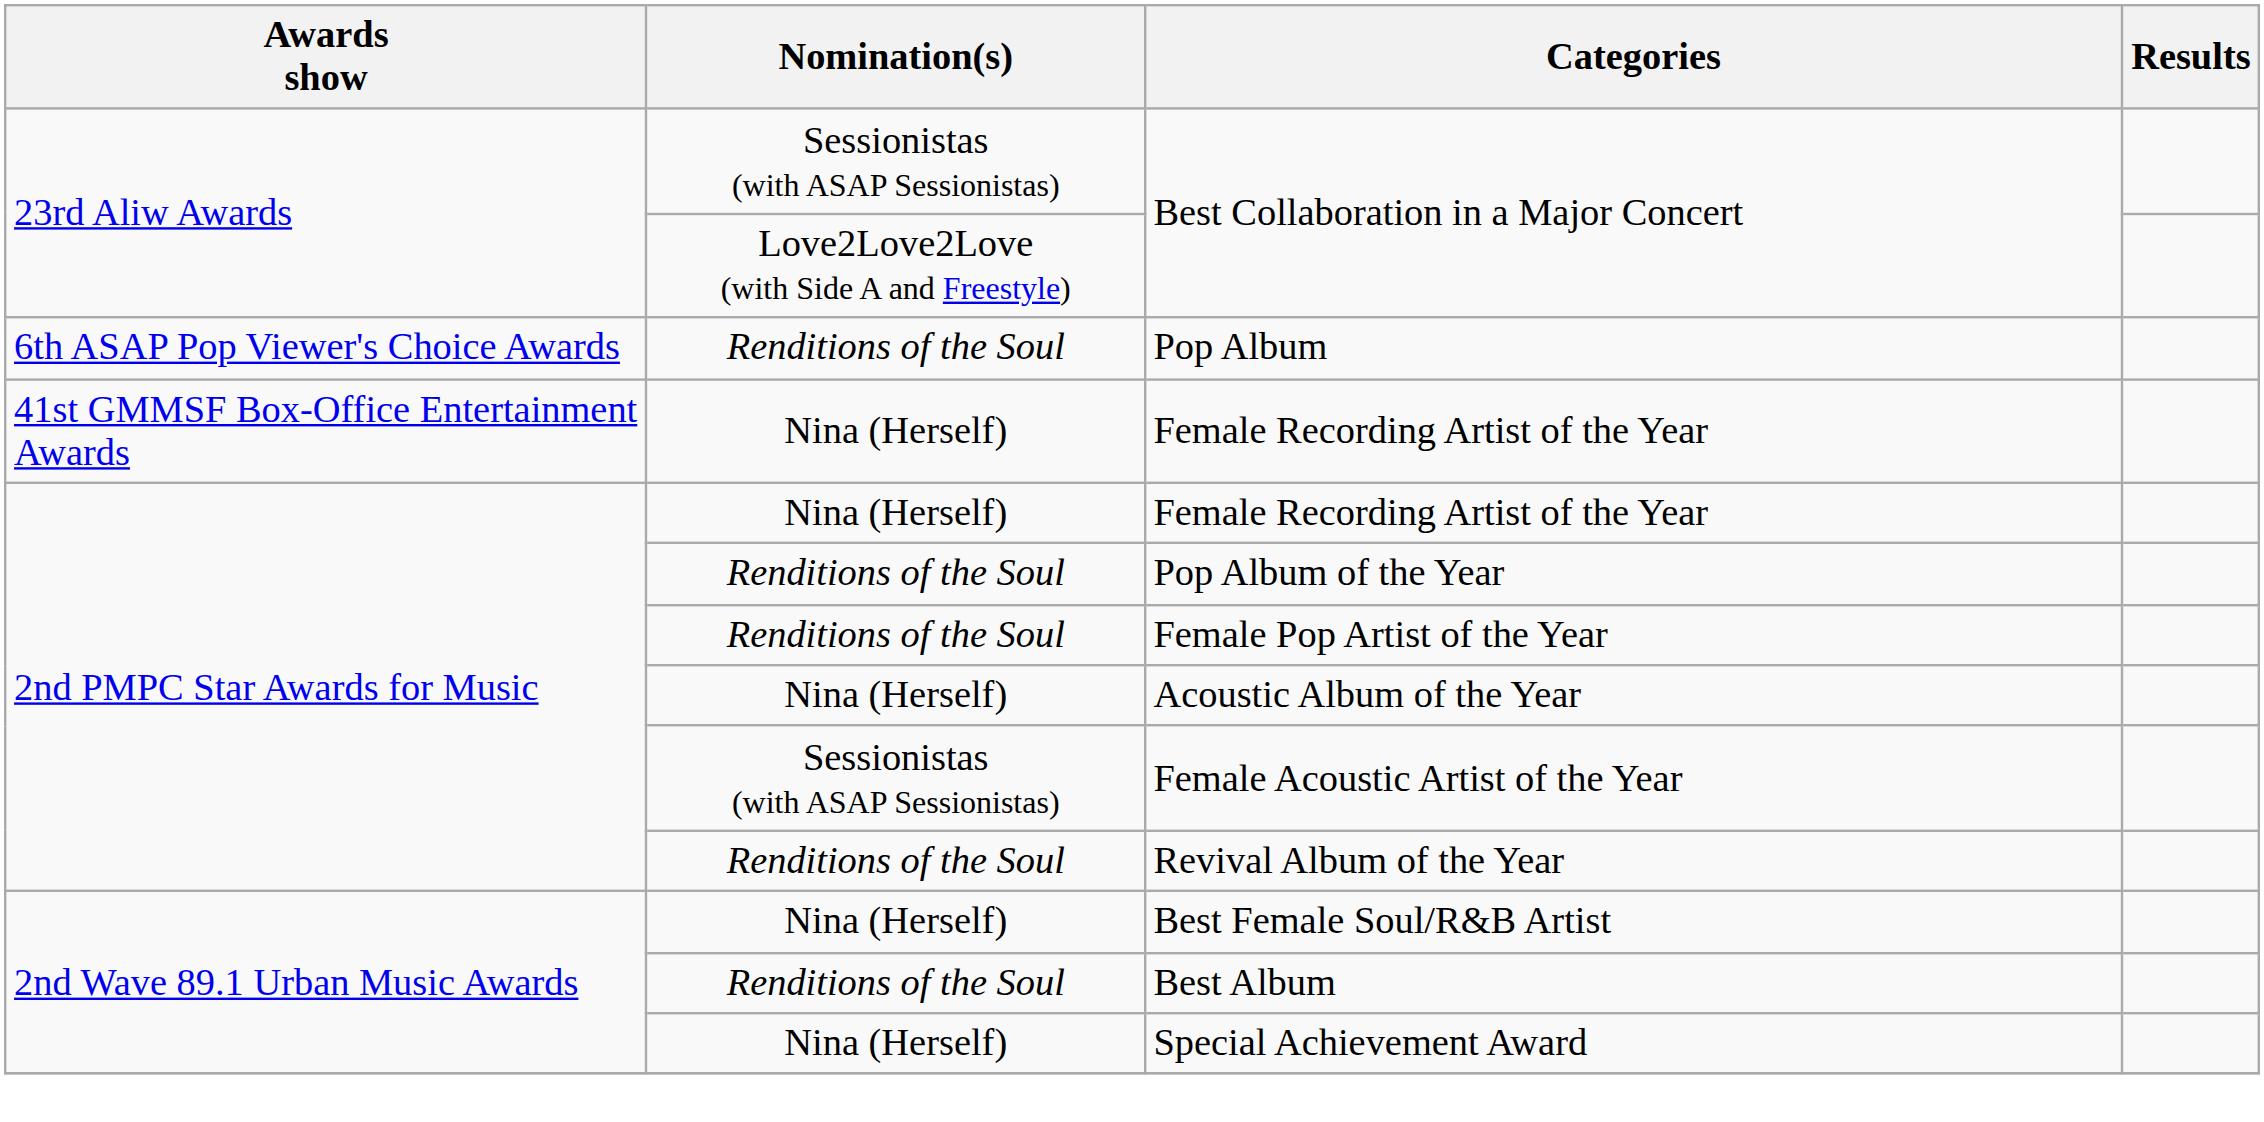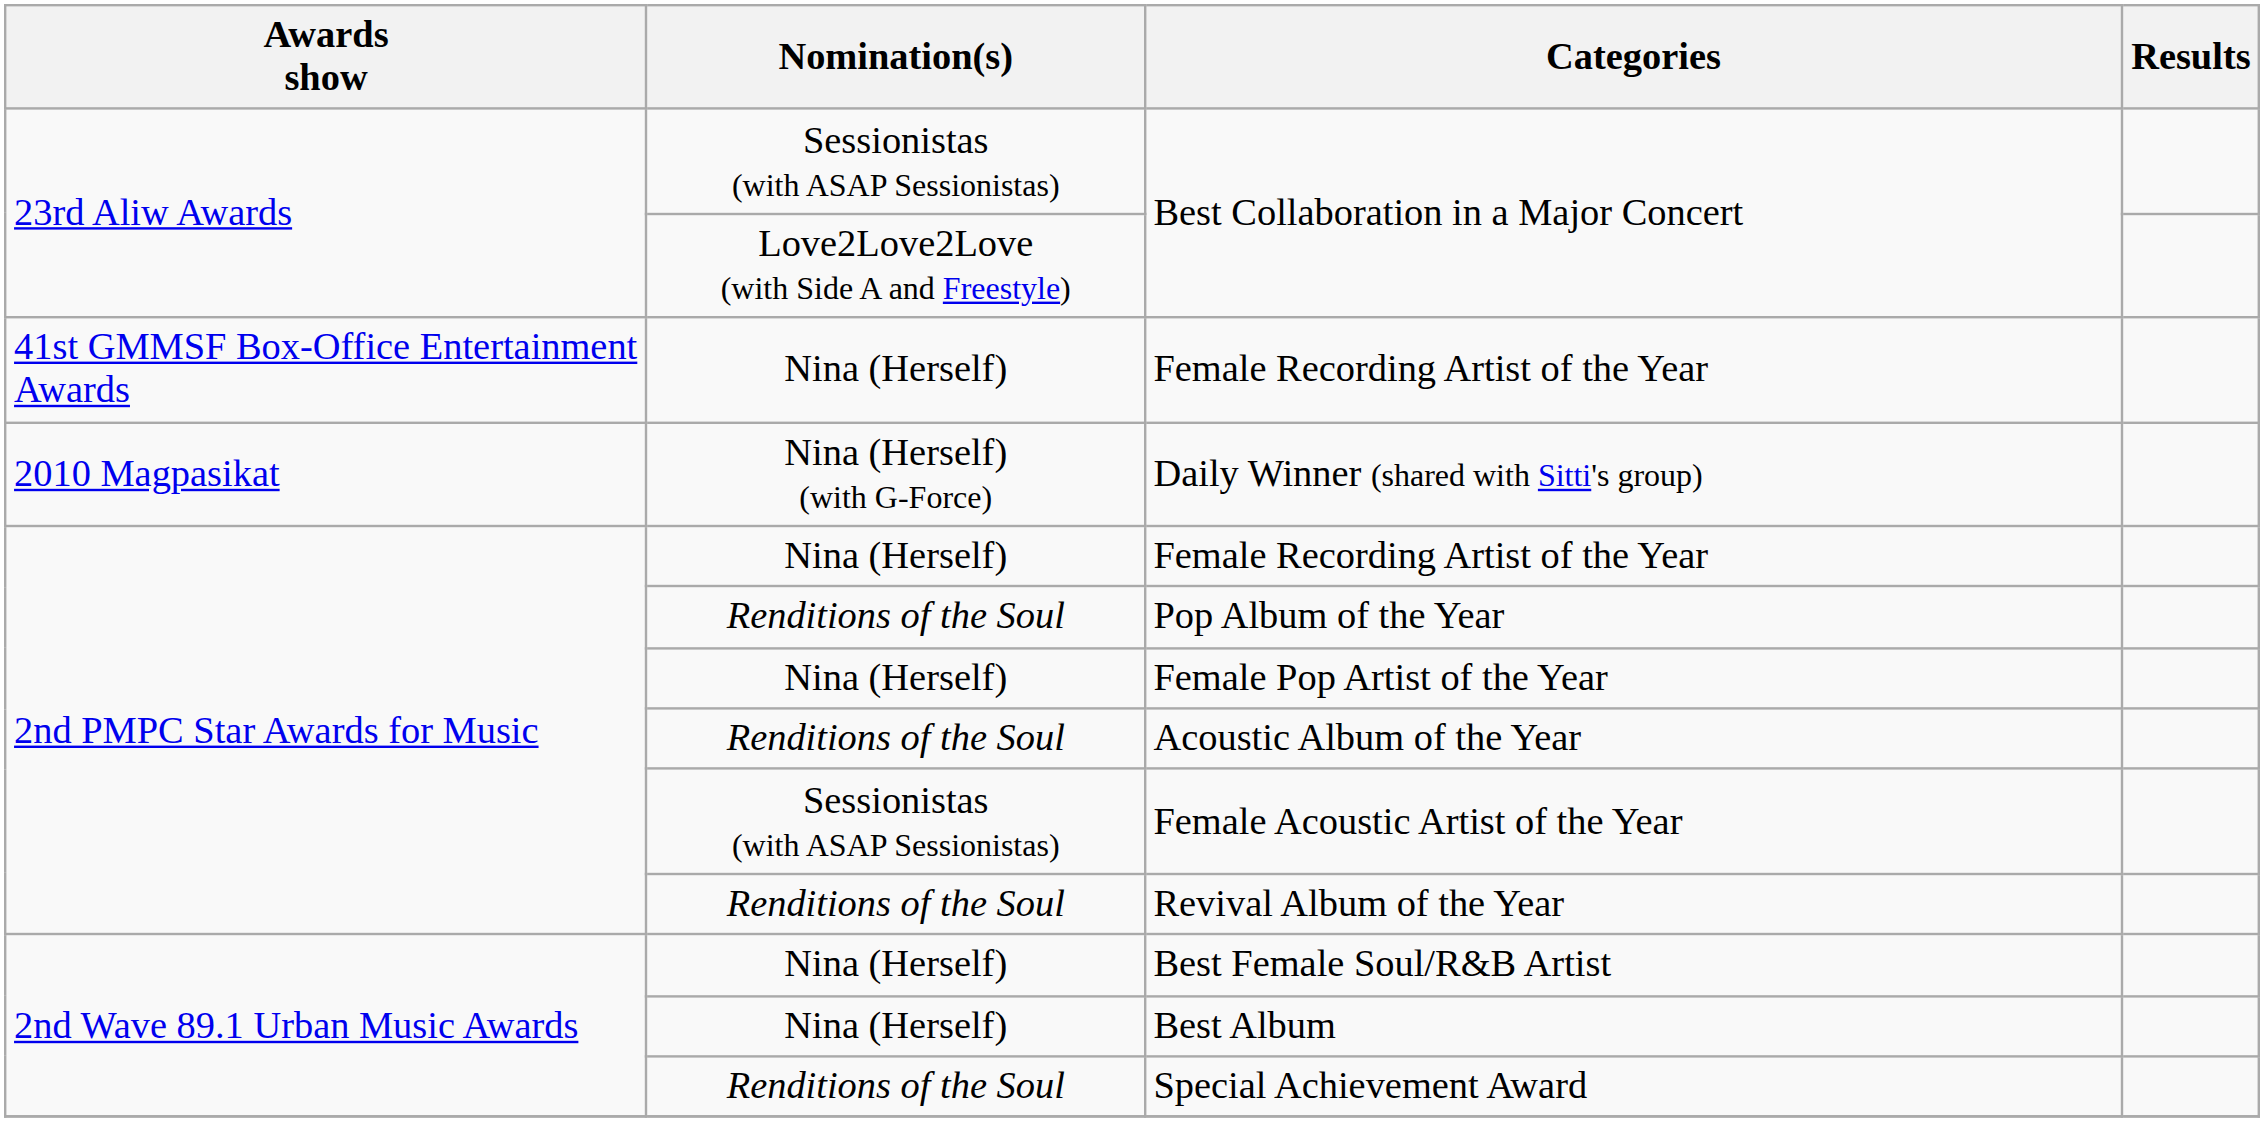- row: (317, 347)
+ row: (147, 472)
(896, 634) Renditions of the Soul -> (896, 677) Nina (Herself)
(896, 694) Nina (Herself) -> (896, 738) Renditions of the Soul
(896, 981) Renditions of the Soul -> (896, 1024) Nina (Herself)
(896, 1042) Nina (Herself) -> (896, 1085) Renditions of the Soul
